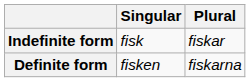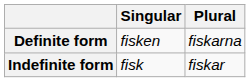rows swapped: (61, 40) <-> (61, 64)
